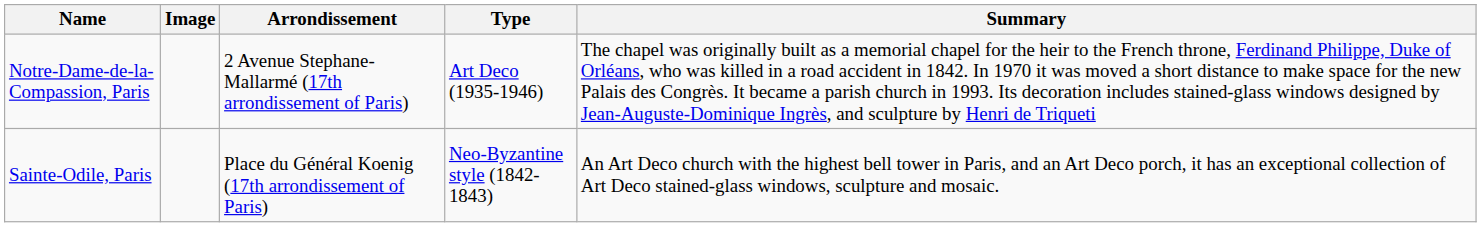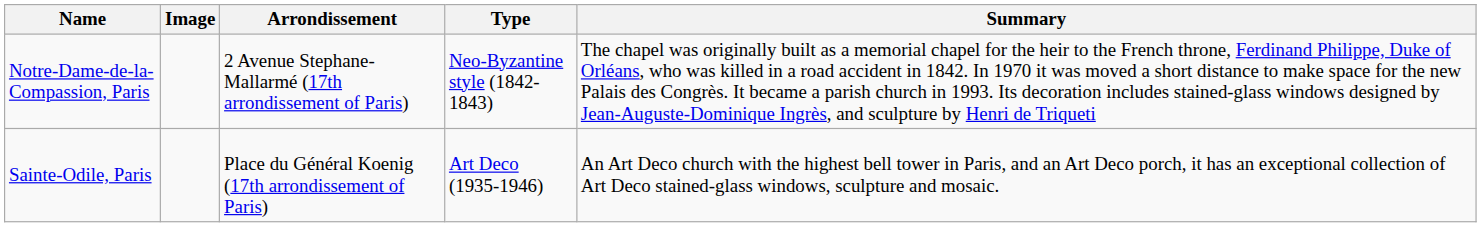(496, 81) Art Deco (1935-1946) -> (506, 81) Neo-Byzantine style (1842-1843)
(506, 174) Neo-Byzantine style (1842-1843) -> (496, 174) Art Deco (1935-1946)
